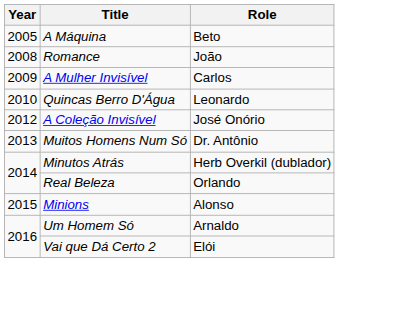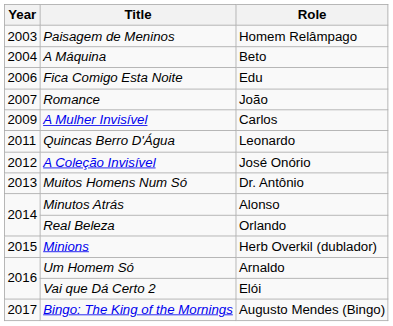+ row: (109, 36)
(22, 36) 2005 -> (22, 57) 2004
+ row: (113, 78)
(22, 57) 2008 -> (22, 99) 2007
(22, 99) 2010 -> (22, 141) 2011
(262, 162) Herb Overkil (dublador) -> (259, 204) Alonso
(213, 204) Alonso -> (308, 246) Herb Overkil (dublador)
+ row: (138, 309)
